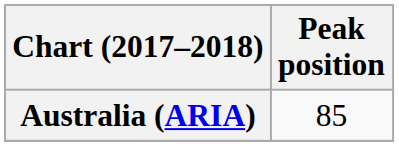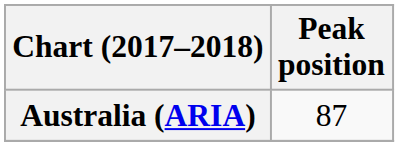(331, 114) 85 -> (331, 114) 87
